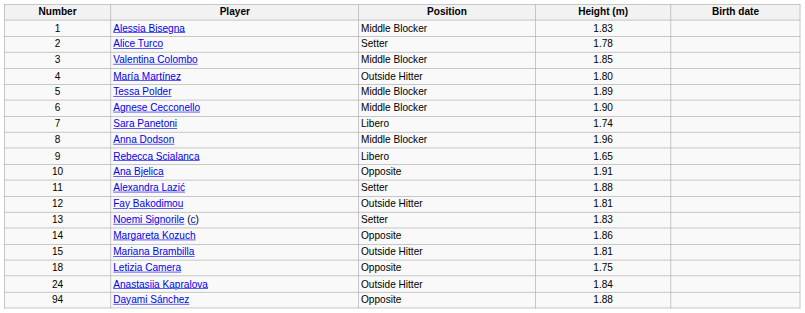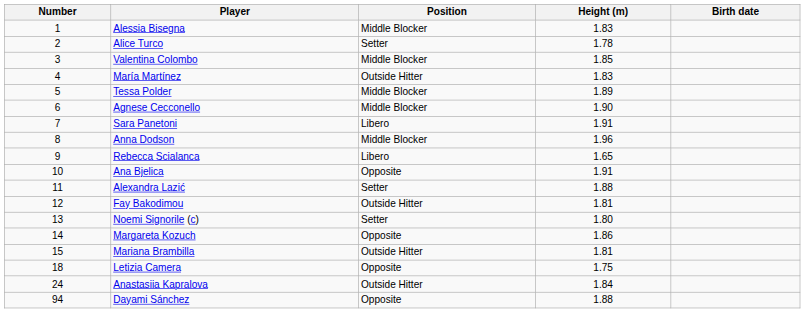(603, 76) 1.80 -> (603, 76) 1.83
(603, 124) 1.74 -> (603, 124) 1.91
(603, 220) 1.83 -> (603, 220) 1.80
